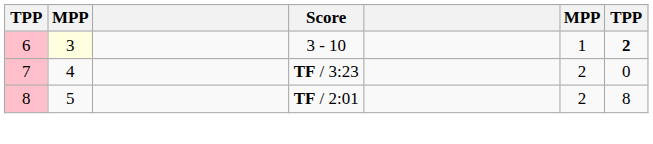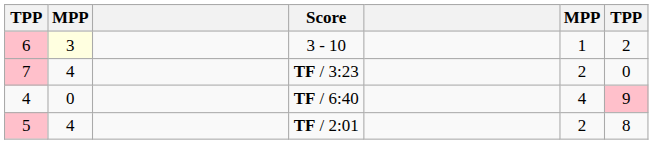(626, 44) bold -> (626, 44) normal
+ row: (326, 98)
(26, 98) 8 -> (26, 125) 5
(70, 98) 5 -> (70, 125) 4
